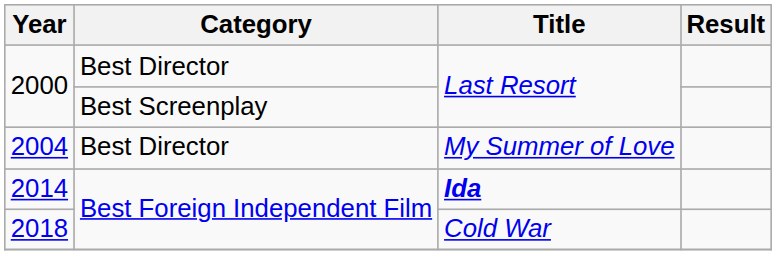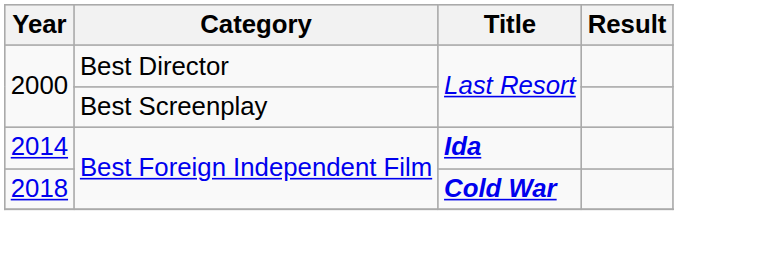- row: (39, 147)
(498, 229) normal -> (500, 188) bold
